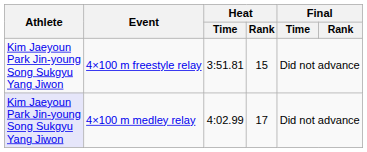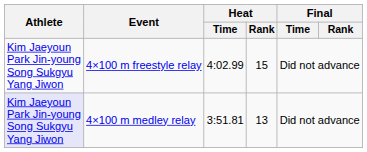(225, 66) 3:51.81 -> (225, 66) 4:02.99
(225, 121) 4:02.99 -> (225, 121) 3:51.81
(262, 121) 17 -> (262, 121) 13
